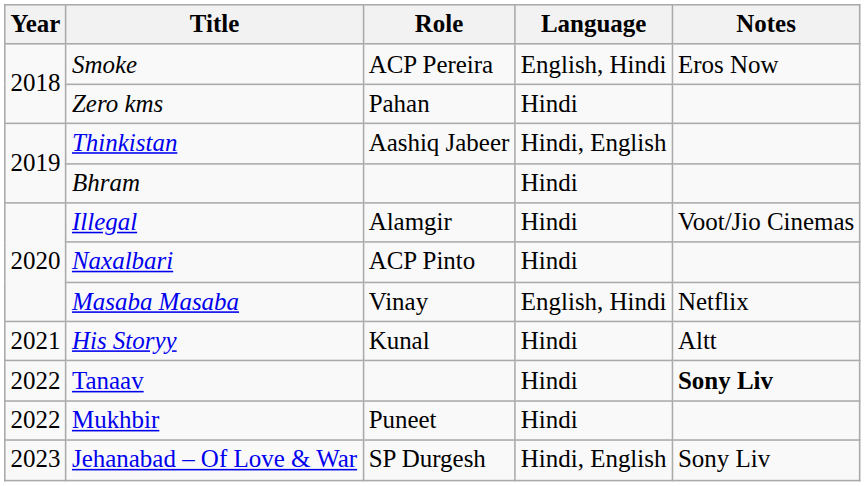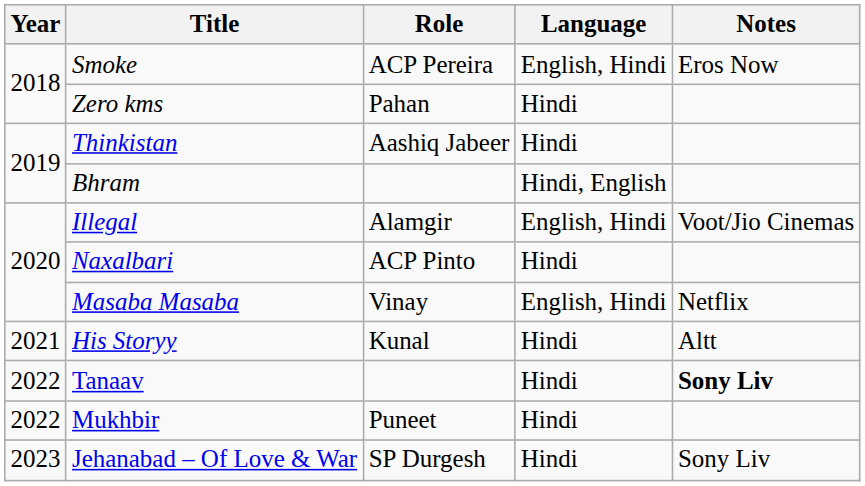(594, 143) Hindi, English -> (549, 143) Hindi
(549, 182) Hindi -> (594, 182) Hindi, English
(549, 222) Hindi -> (594, 222) English, Hindi
(594, 459) Hindi, English -> (549, 459) Hindi
